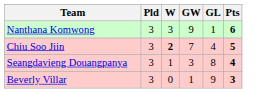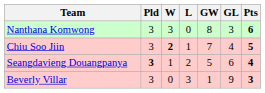+ column: (188, 12)
(191, 29) 9 -> (209, 29) 8
(213, 29) 1 -> (231, 29) 3
(151, 63) normal -> (151, 63) bold
(191, 63) 3 -> (209, 63) 5
(213, 63) 8 -> (231, 63) 6
